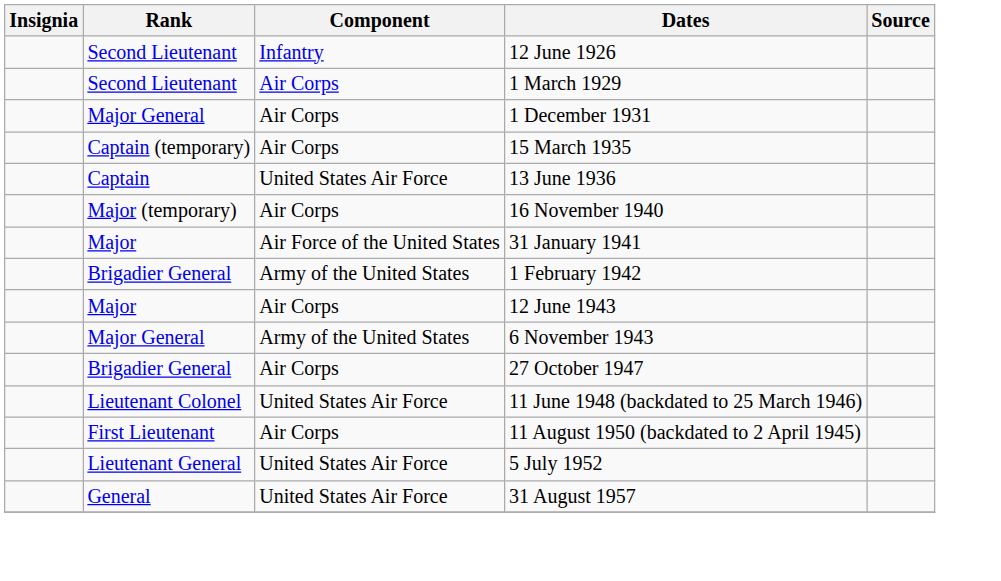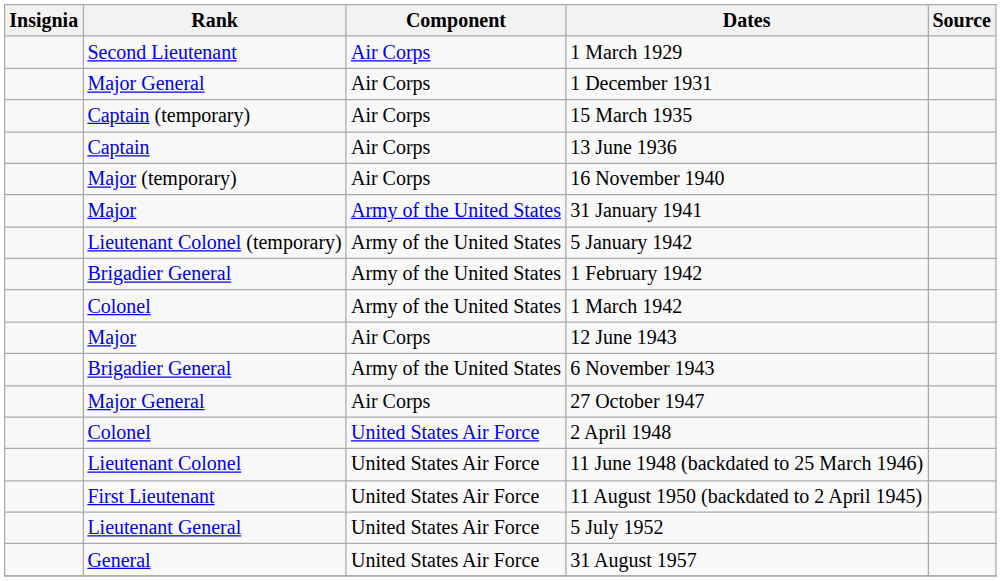- row: (562, 52)
(353, 178) United States Air Force -> (391, 147) Air Corps
(380, 242) Air Force of the United States -> (456, 210) Army of the United States
+ row: (631, 242)
+ row: (626, 305)
(146, 337) Major General -> (159, 369) Brigadier General
(159, 369) Brigadier General -> (146, 400) Major General
+ row: (621, 432)
(299, 432) Air Corps -> (445, 496) United States Air Force
